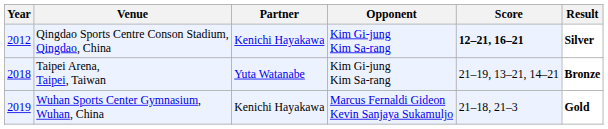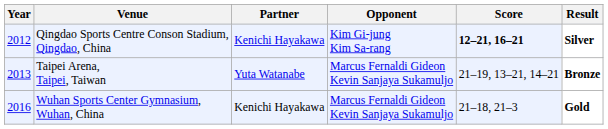(19, 74) 2018 -> (19, 74) 2013
(360, 74) Kim Gi-jung Kim Sa-rang -> (392, 74) Marcus Fernaldi Gideon Kevin Sanjaya Sukamuljo
(19, 107) 2019 -> (19, 107) 2016
